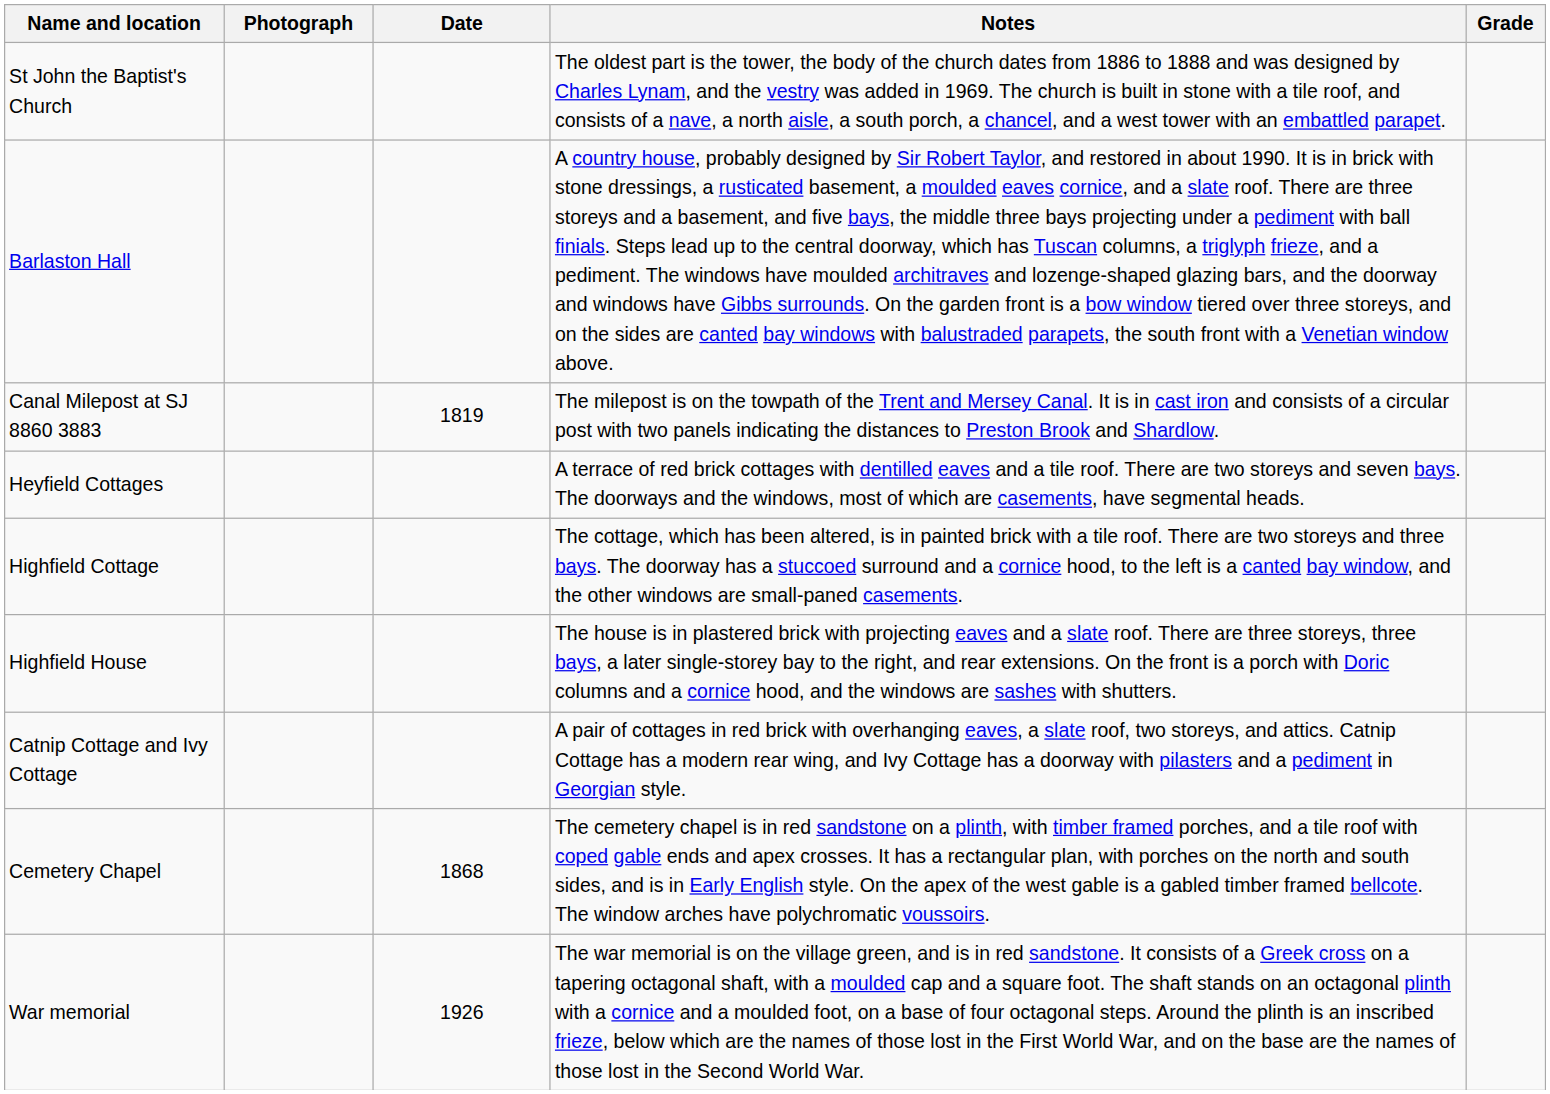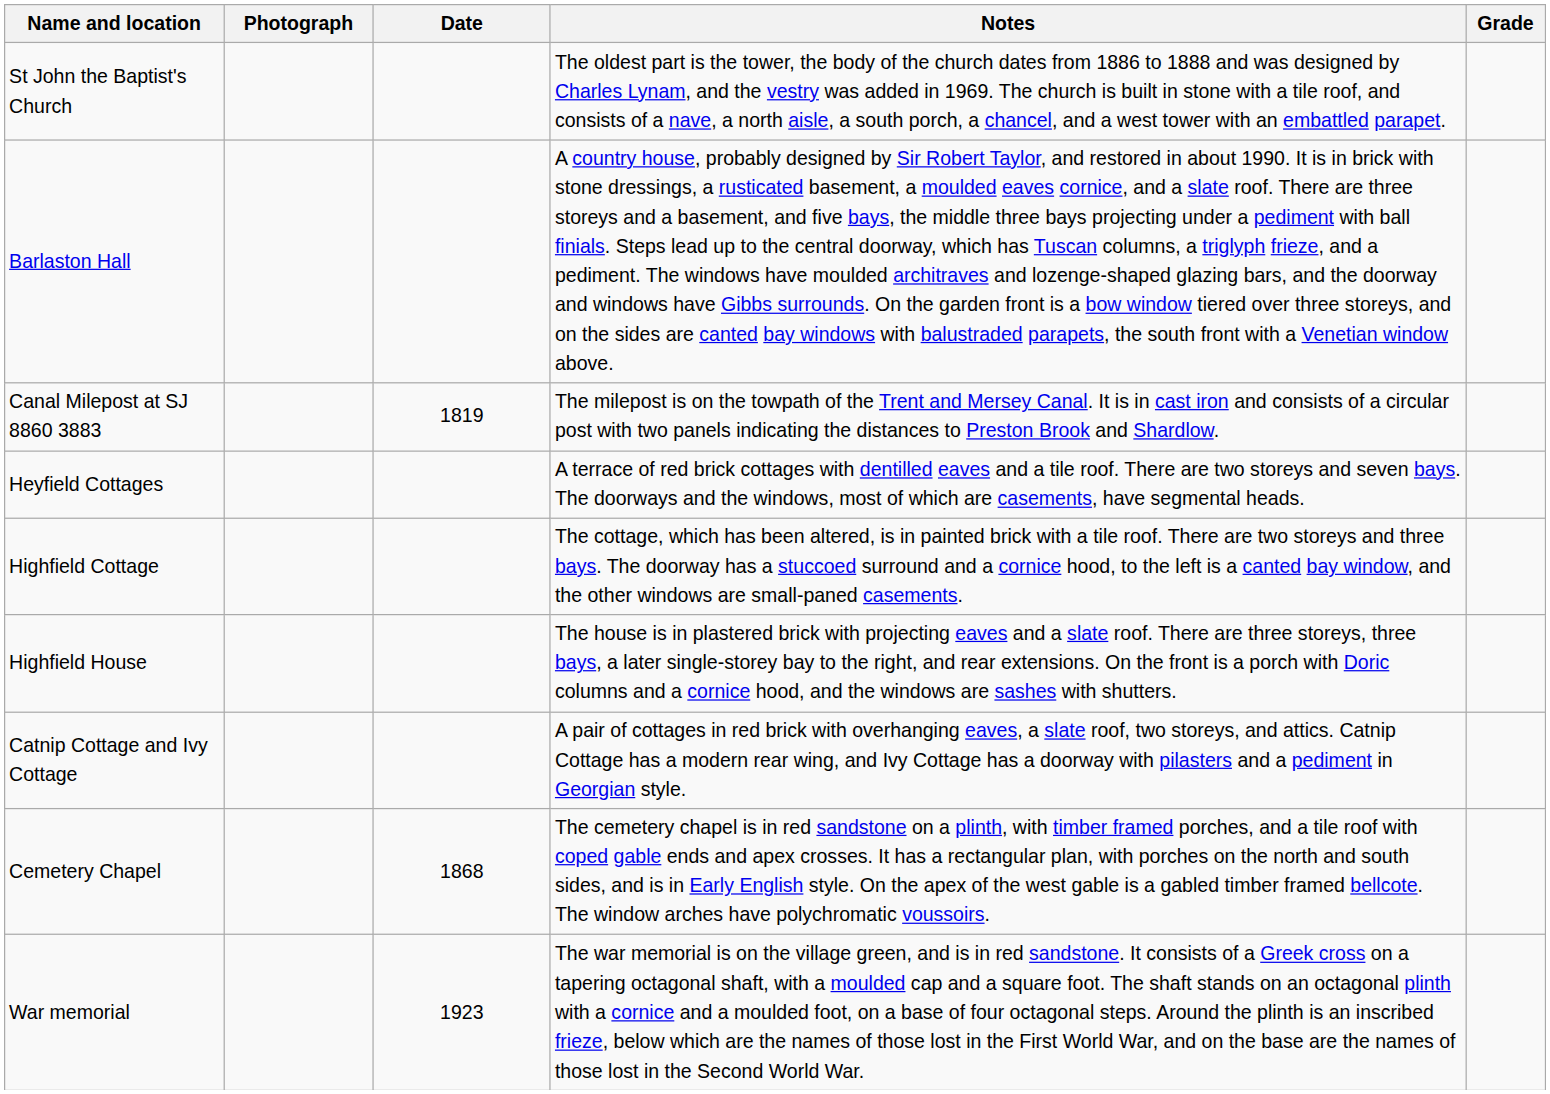(462, 1012) 1926 -> (462, 1012) 1923
